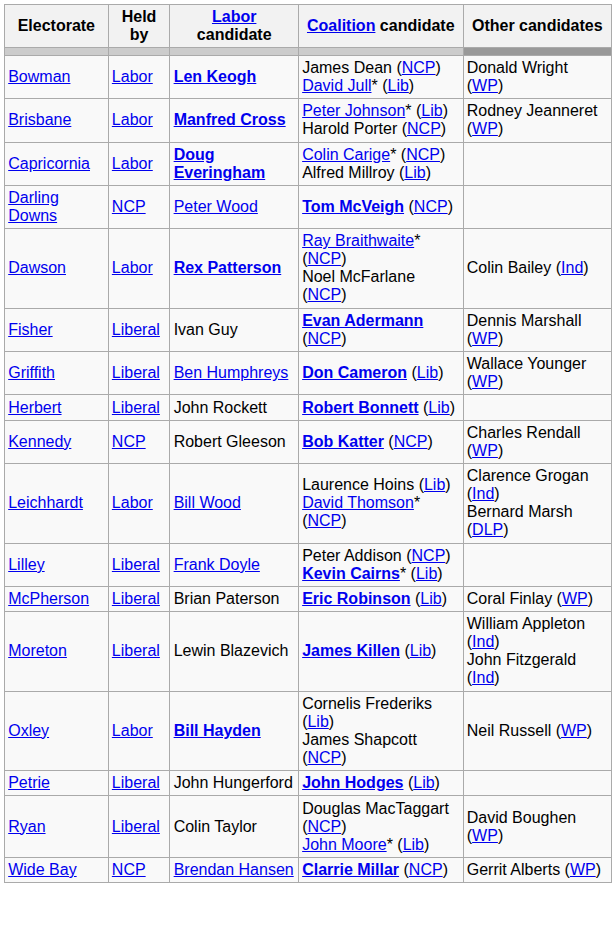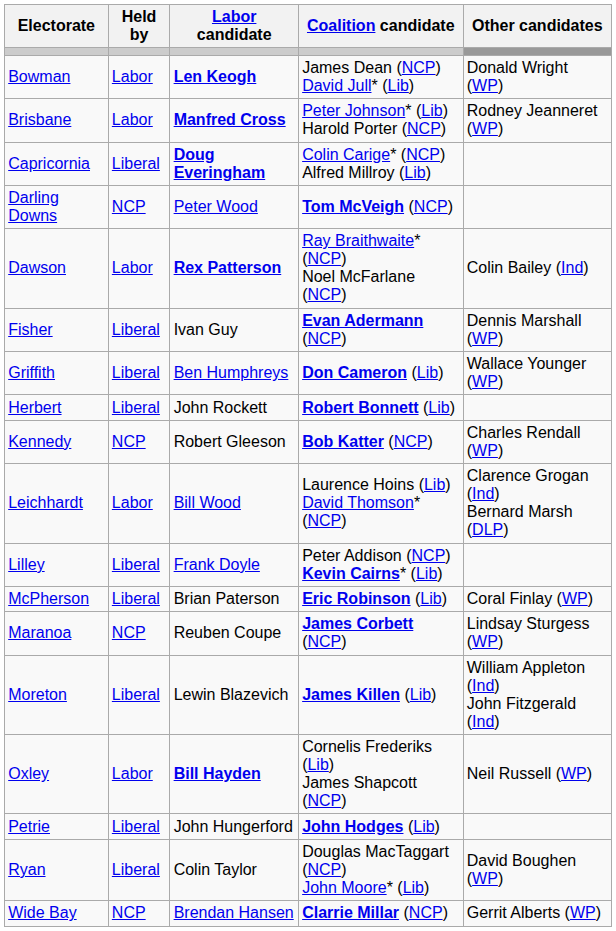(132, 163) Labor -> (136, 163) Liberal
+ row: (40, 633)
